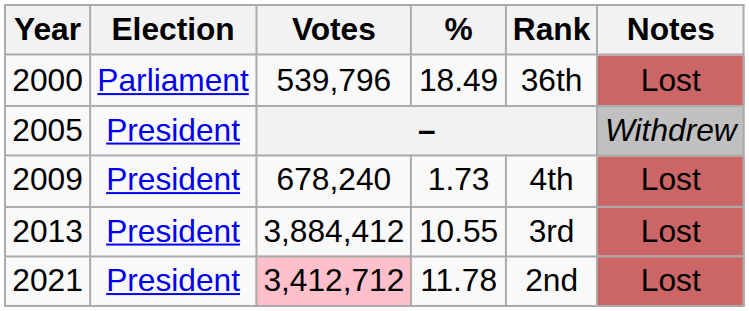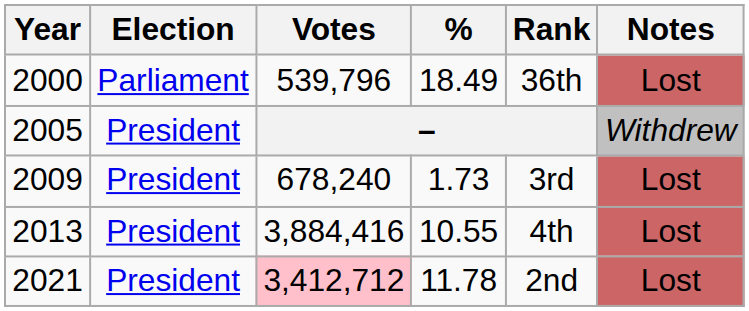(552, 180) 4th -> (552, 180) 3rd
(334, 230) 3,884,412 -> (334, 230) 3,884,416
(552, 230) 3rd -> (552, 230) 4th
